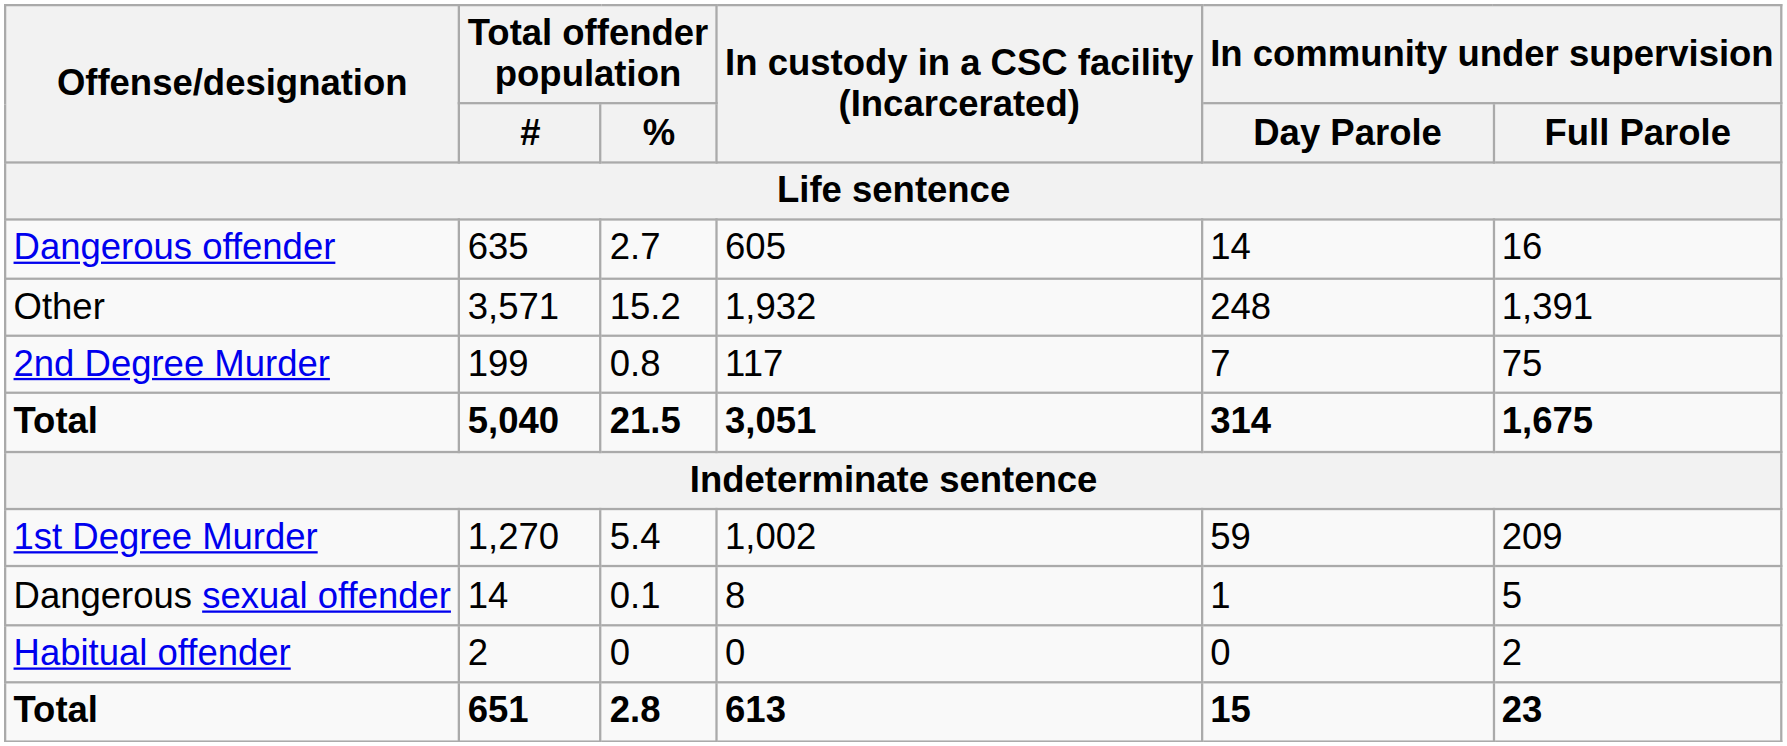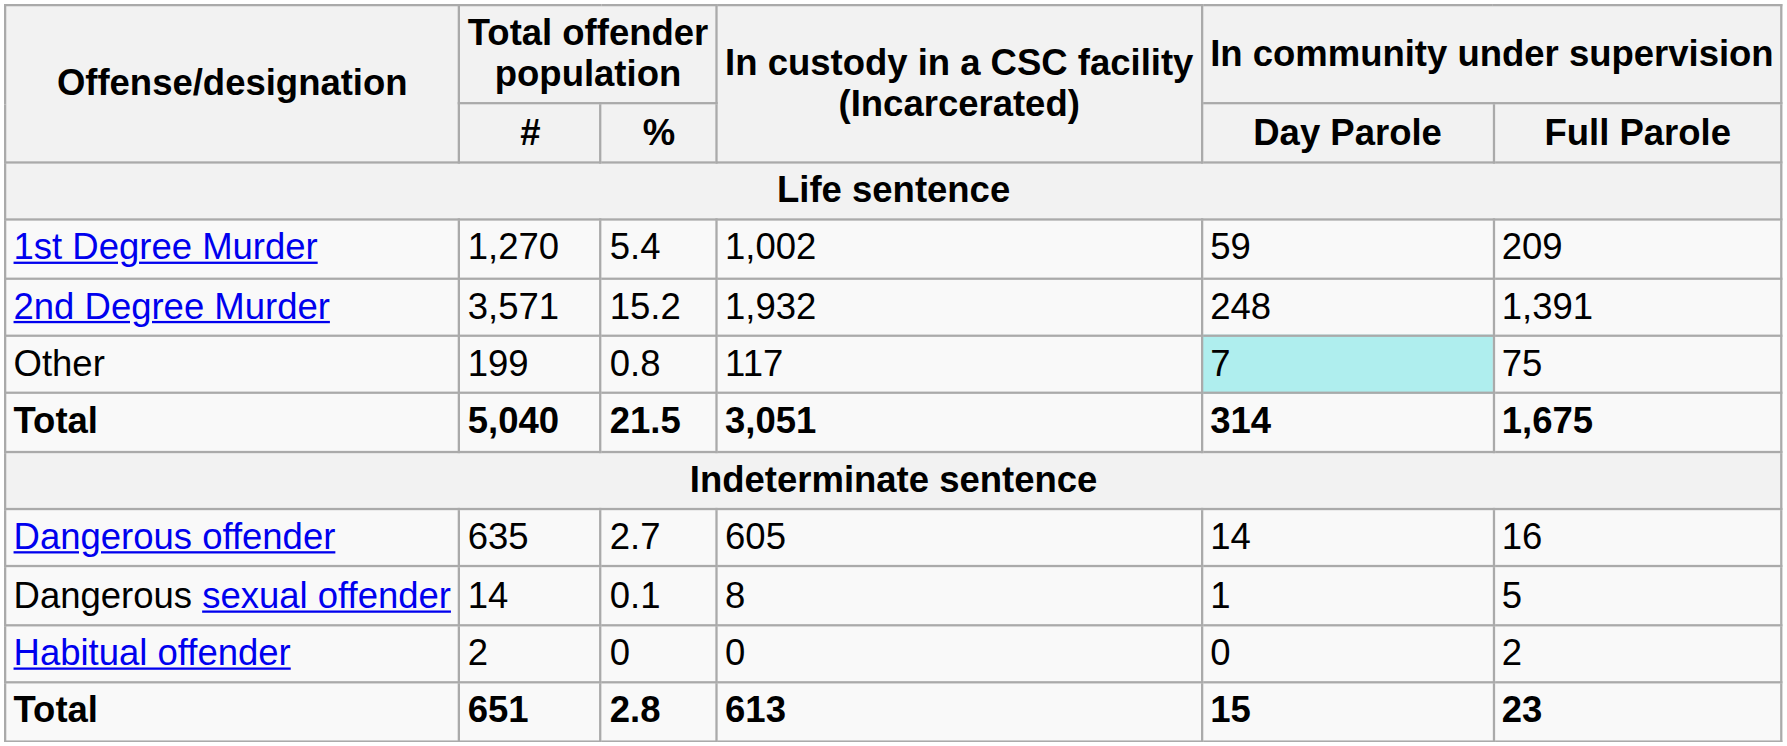rows swapped: (513, 537) <-> (498, 248)
(59, 305) Other -> (172, 305) 2nd Degree Murder
(172, 363) 2nd Degree Murder -> (59, 363) Other
(1220, 363) no background -> (1220, 363) paleturquoise background
